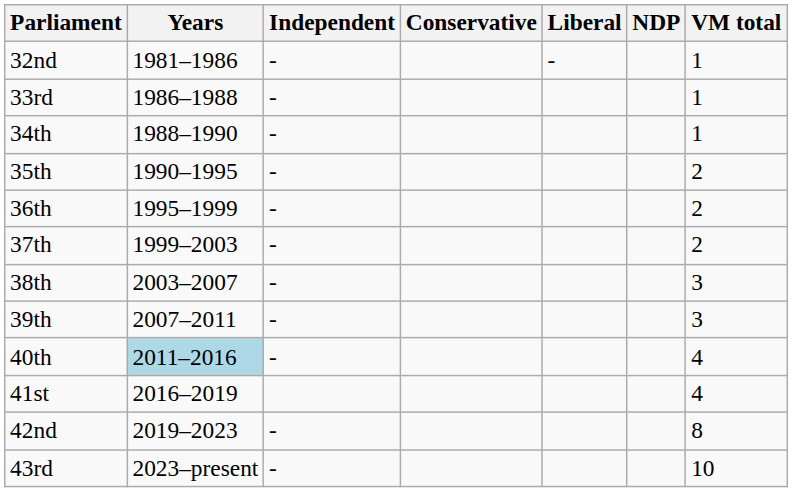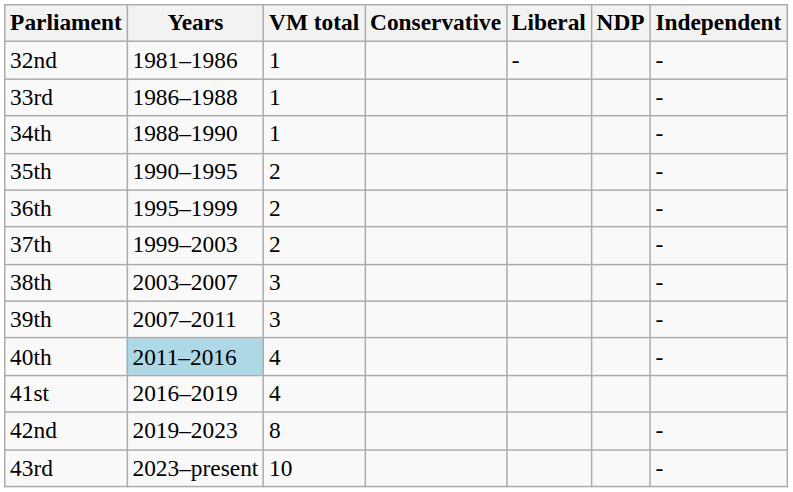columns swapped: (736, 23) <-> (332, 23)
